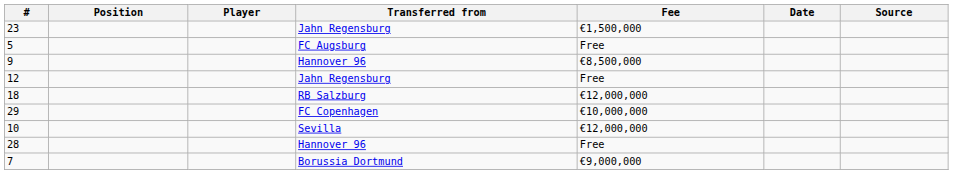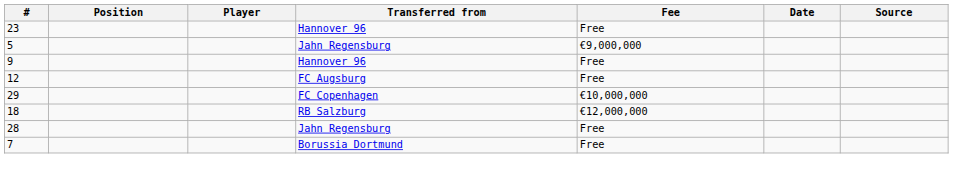(344, 30) Jahn Regensburg -> (332, 30) Hannover 96
(611, 30) €1,500,000 -> (592, 30) Free
(332, 46) FC Augsburg -> (344, 46) Jahn Regensburg
(592, 46) Free -> (611, 46) €9,000,000
(611, 63) €8,500,000 -> (592, 63) Free
(344, 79) Jahn Regensburg -> (332, 79) FC Augsburg
rows swapped: (13, 112) <-> (13, 96)
- row: (13, 129)
(332, 145) Hannover 96 -> (344, 129) Jahn Regensburg
(611, 162) €9,000,000 -> (592, 145) Free
